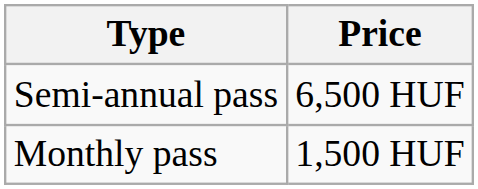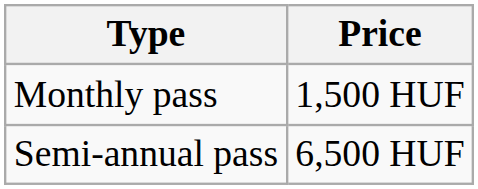rows swapped: (146, 93) <-> (116, 153)
